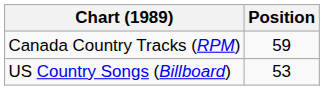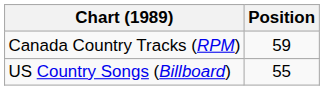(282, 71) 53 -> (282, 71) 55
